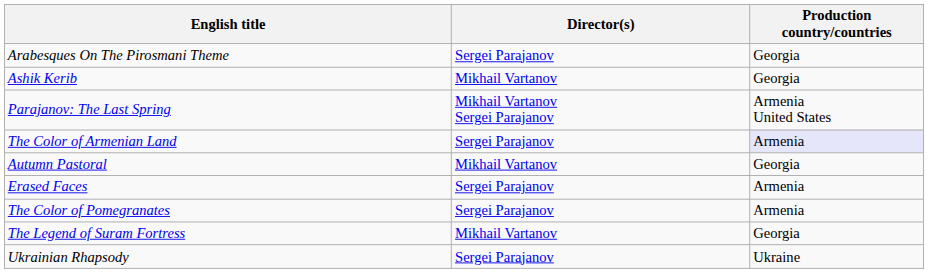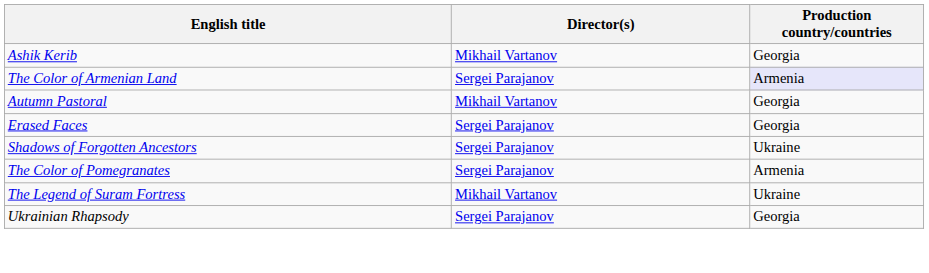- row: (118, 55)
- row: (89, 109)
(779, 187) Armenia -> (777, 124) Georgia
+ row: (102, 147)
(777, 233) Georgia -> (777, 194) Ukraine
(777, 256) Ukraine -> (777, 217) Georgia
